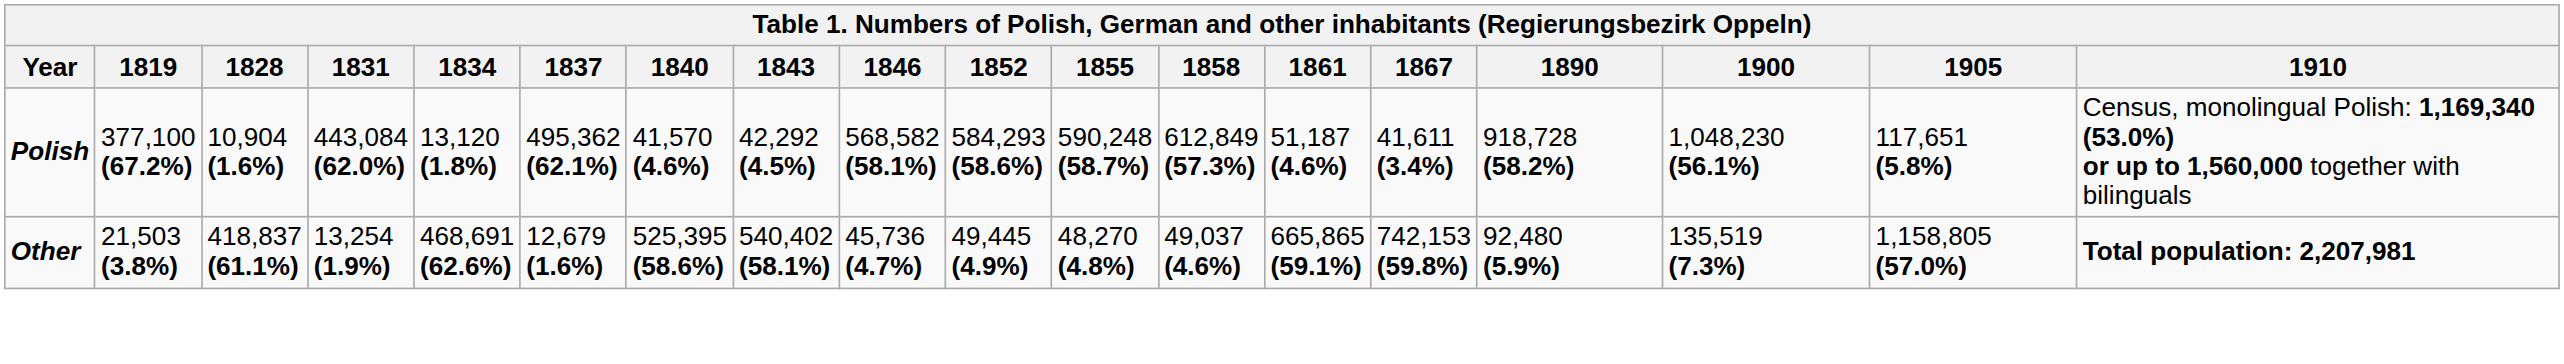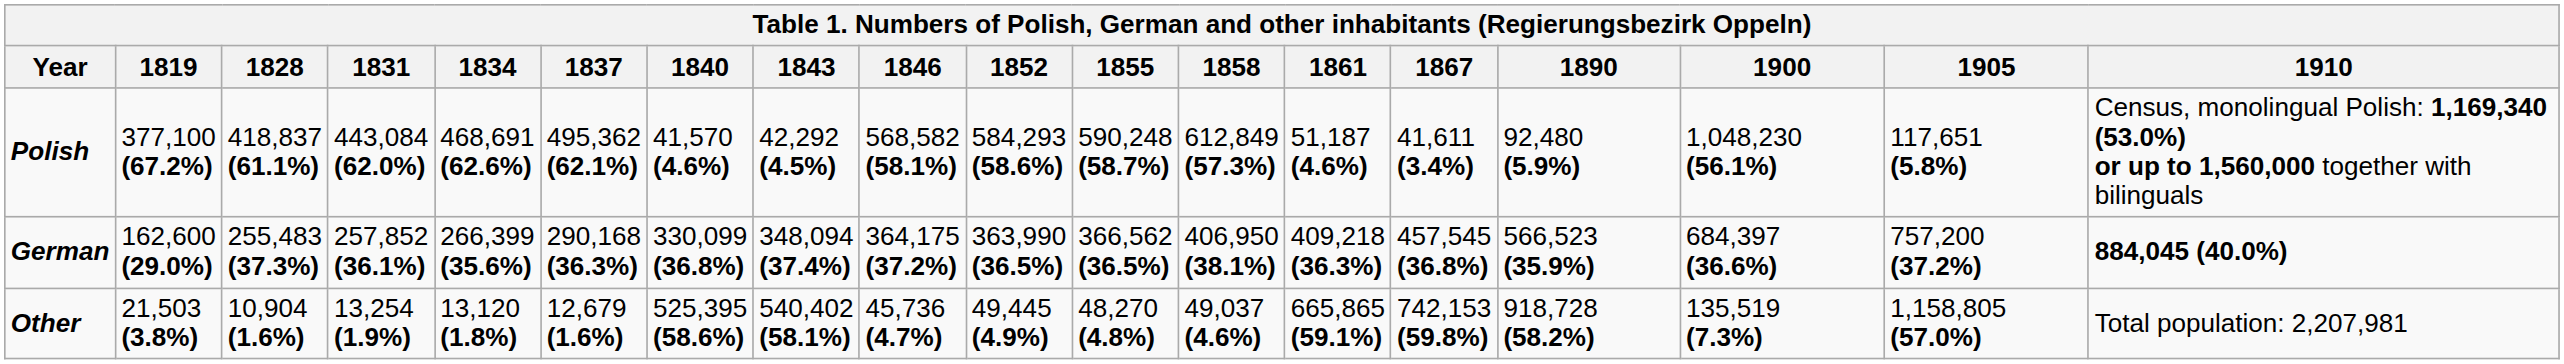(247, 151) 10,904 (1.6%) -> (275, 151) 418,837 (61.1%)
(460, 151) 13,120 (1.8%) -> (487, 151) 468,691 (62.6%)
(1530, 151) 918,728 (58.2%) -> (1543, 151) 92,480 (5.9%)
+ row: (60, 251)
(255, 251) 418,837 (61.1%) -> (268, 322) 10,904 (1.6%)
(467, 251) 468,691 (62.6%) -> (480, 322) 13,120 (1.8%)
(1523, 251) 92,480 (5.9%) -> (1551, 322) 918,728 (58.2%)
(2249, 251) bold -> (2251, 322) normal
